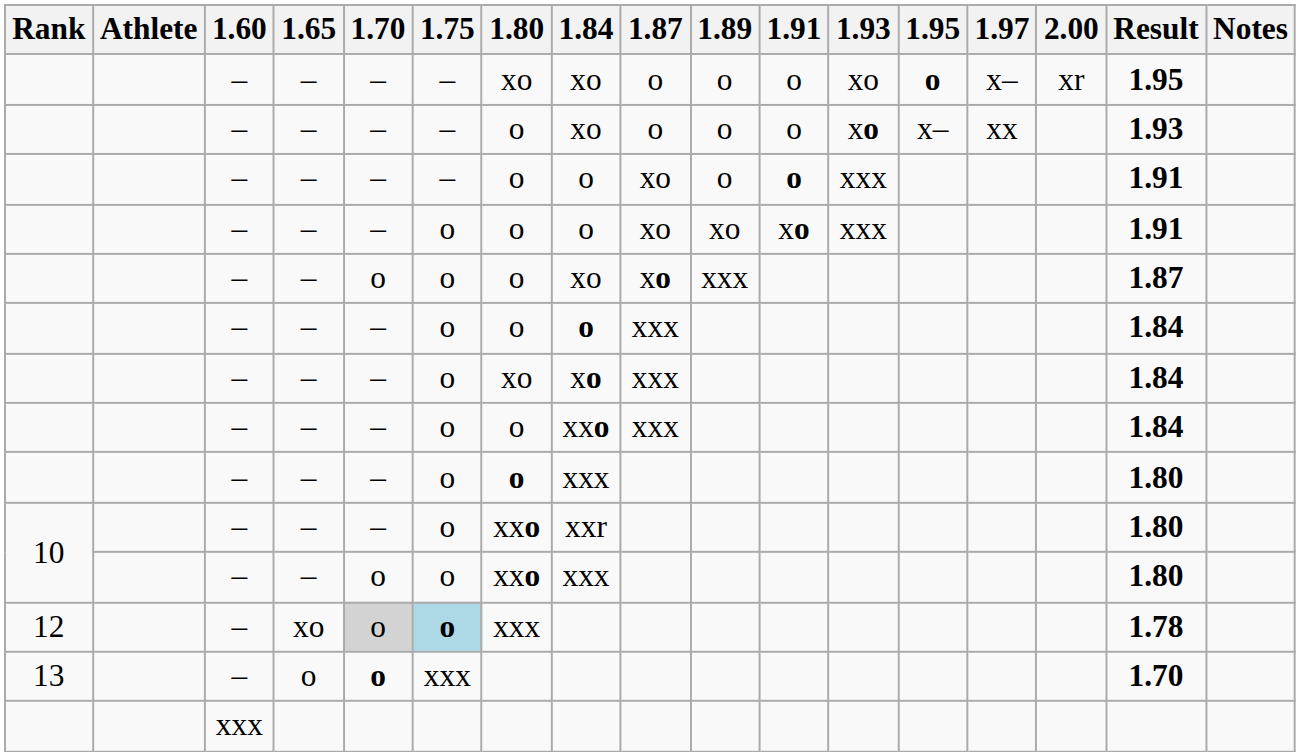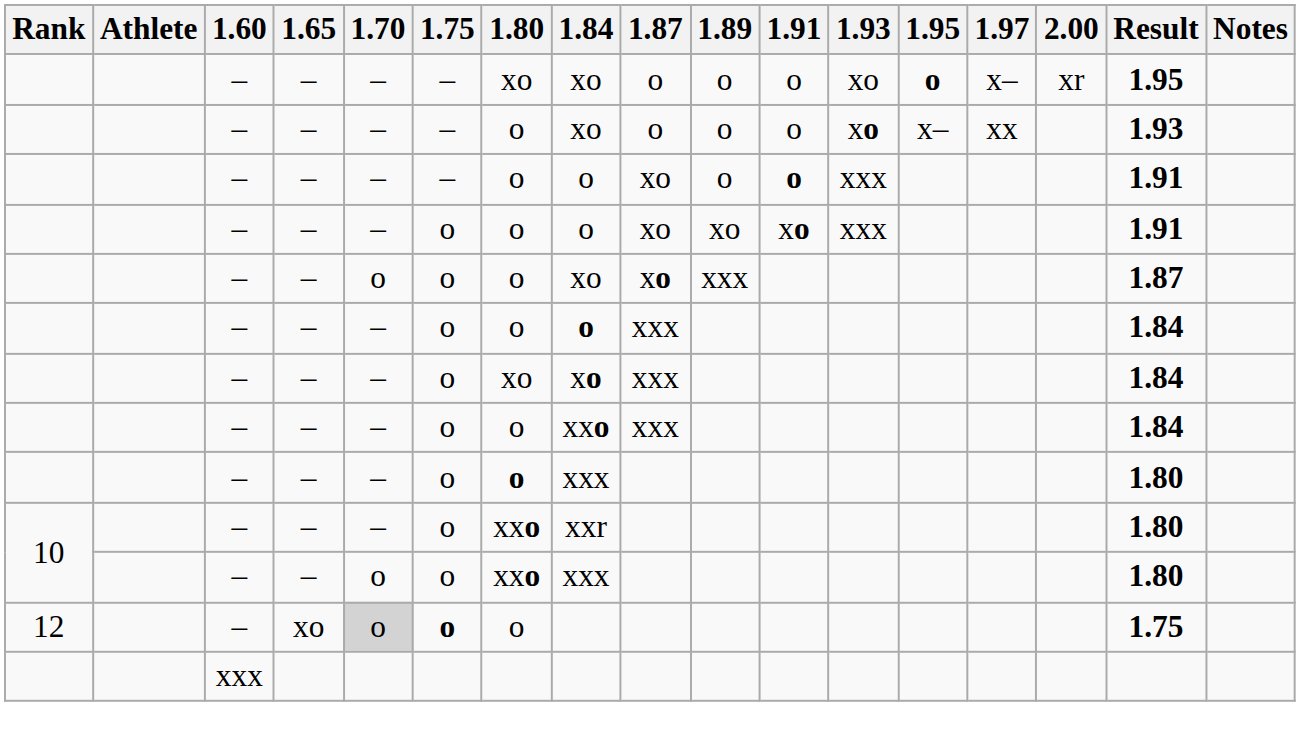(447, 626) lightblue background -> (447, 626) no background
(517, 626) xxx -> (517, 626) o
(1156, 626) 1.78 -> (1156, 626) 1.75
- row: (49, 675)
